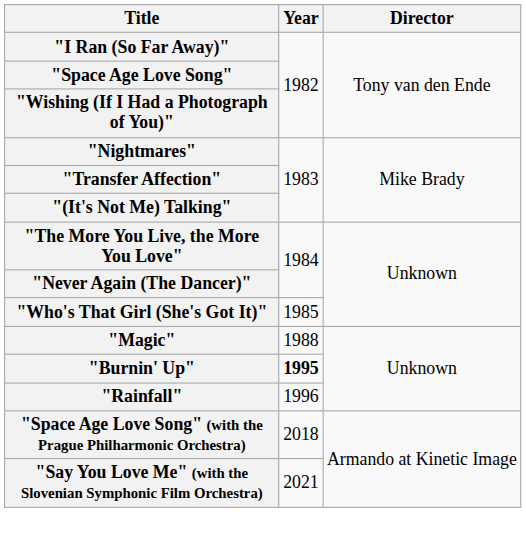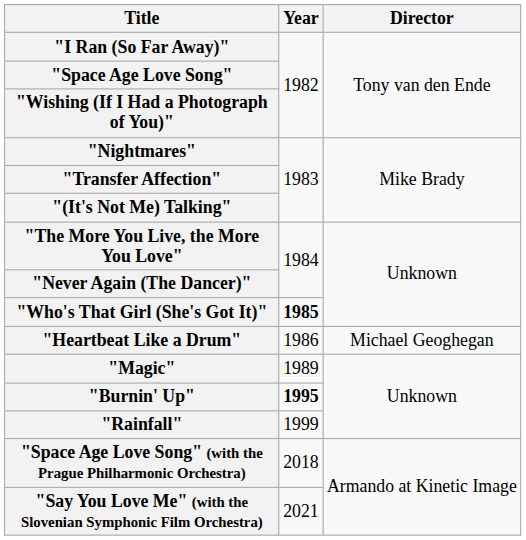(301, 312) normal -> (301, 312) bold
+ row: (142, 340)
(301, 340) 1988 -> (301, 368) 1989
(301, 396) 1996 -> (301, 424) 1999
